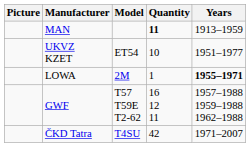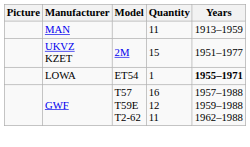(154, 30) bold -> (154, 30) normal
(126, 53) ET54 -> (122, 53) 2M
(154, 53) 10 -> (154, 53) 15
(122, 76) 2M -> (126, 76) ET54
- row: (68, 134)
